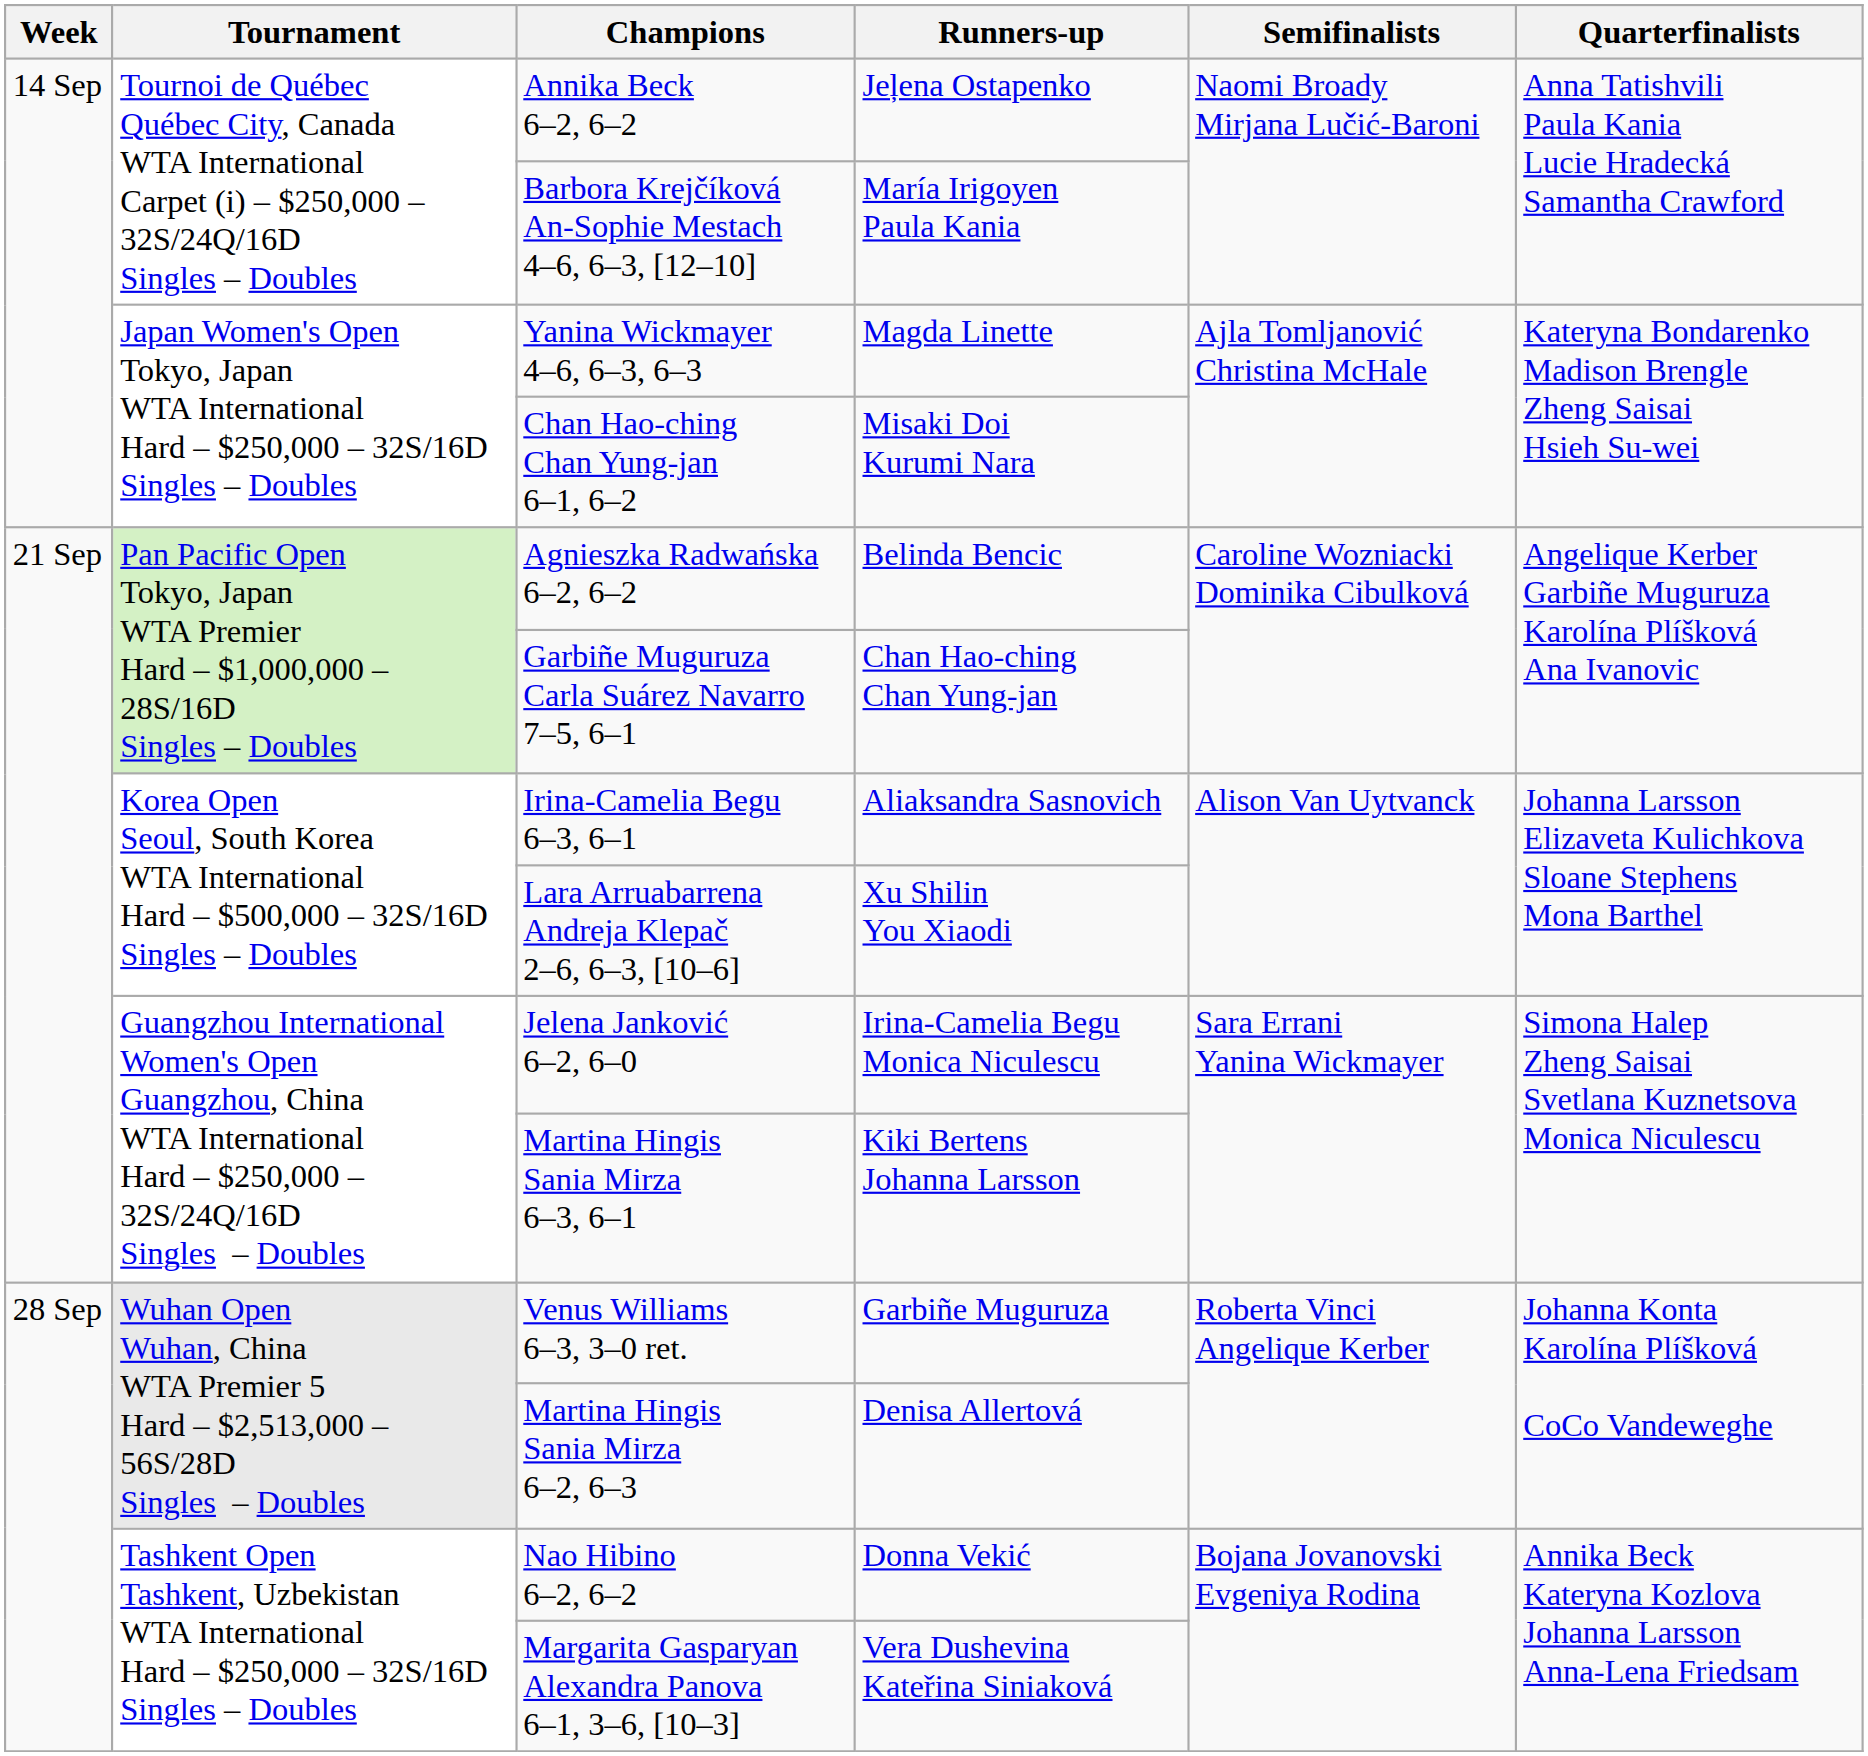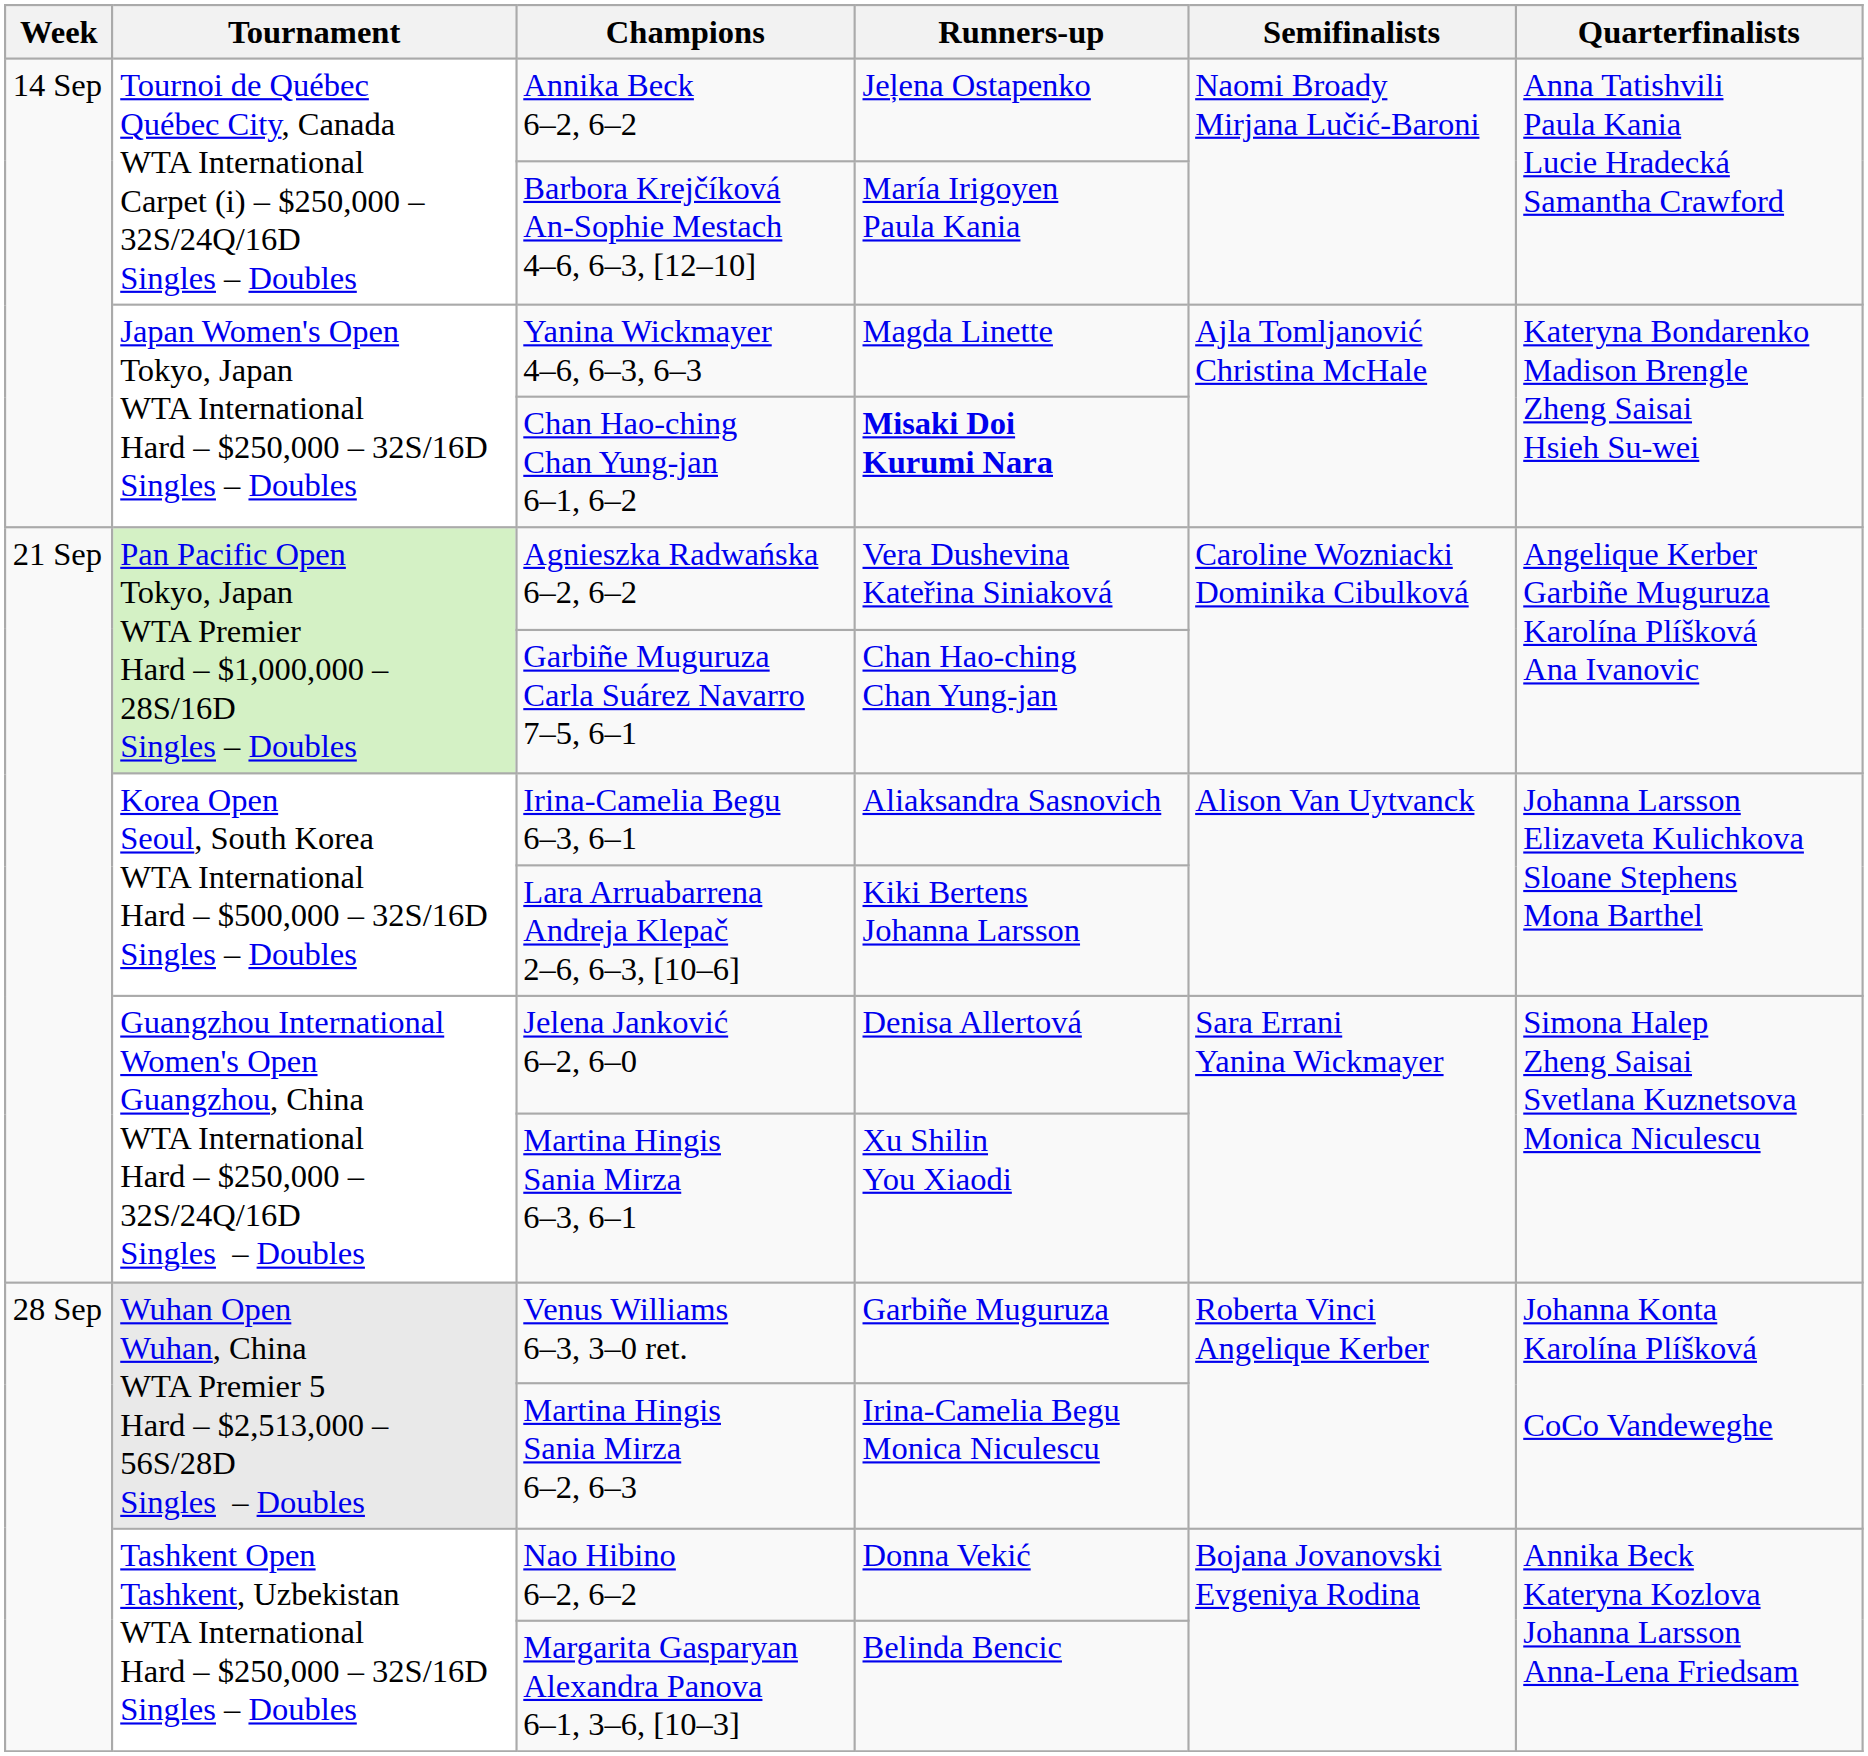(949, 442) normal -> (958, 442) bold
(962, 554) Belinda Bencic -> (988, 573) Vera Dushevina Kateřina Siniaková
(937, 911) Xu Shilin You Xiaodi -> (971, 911) Kiki Bertens Johanna Larsson
(991, 1042) Irina-Camelia Begu Monica Niculescu -> (972, 1023) Denisa Allertová
(971, 1160) Kiki Bertens Johanna Larsson -> (937, 1160) Xu Shilin You Xiaodi
(972, 1409) Denisa Allertová -> (991, 1429) Irina-Camelia Begu Monica Niculescu
(988, 1665) Vera Dushevina Kateřina Siniaková -> (962, 1646) Belinda Bencic
